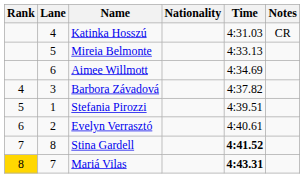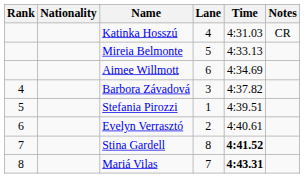columns swapped: (53, 13) <-> (193, 13)
(21, 164) gold background -> (21, 164) no background
